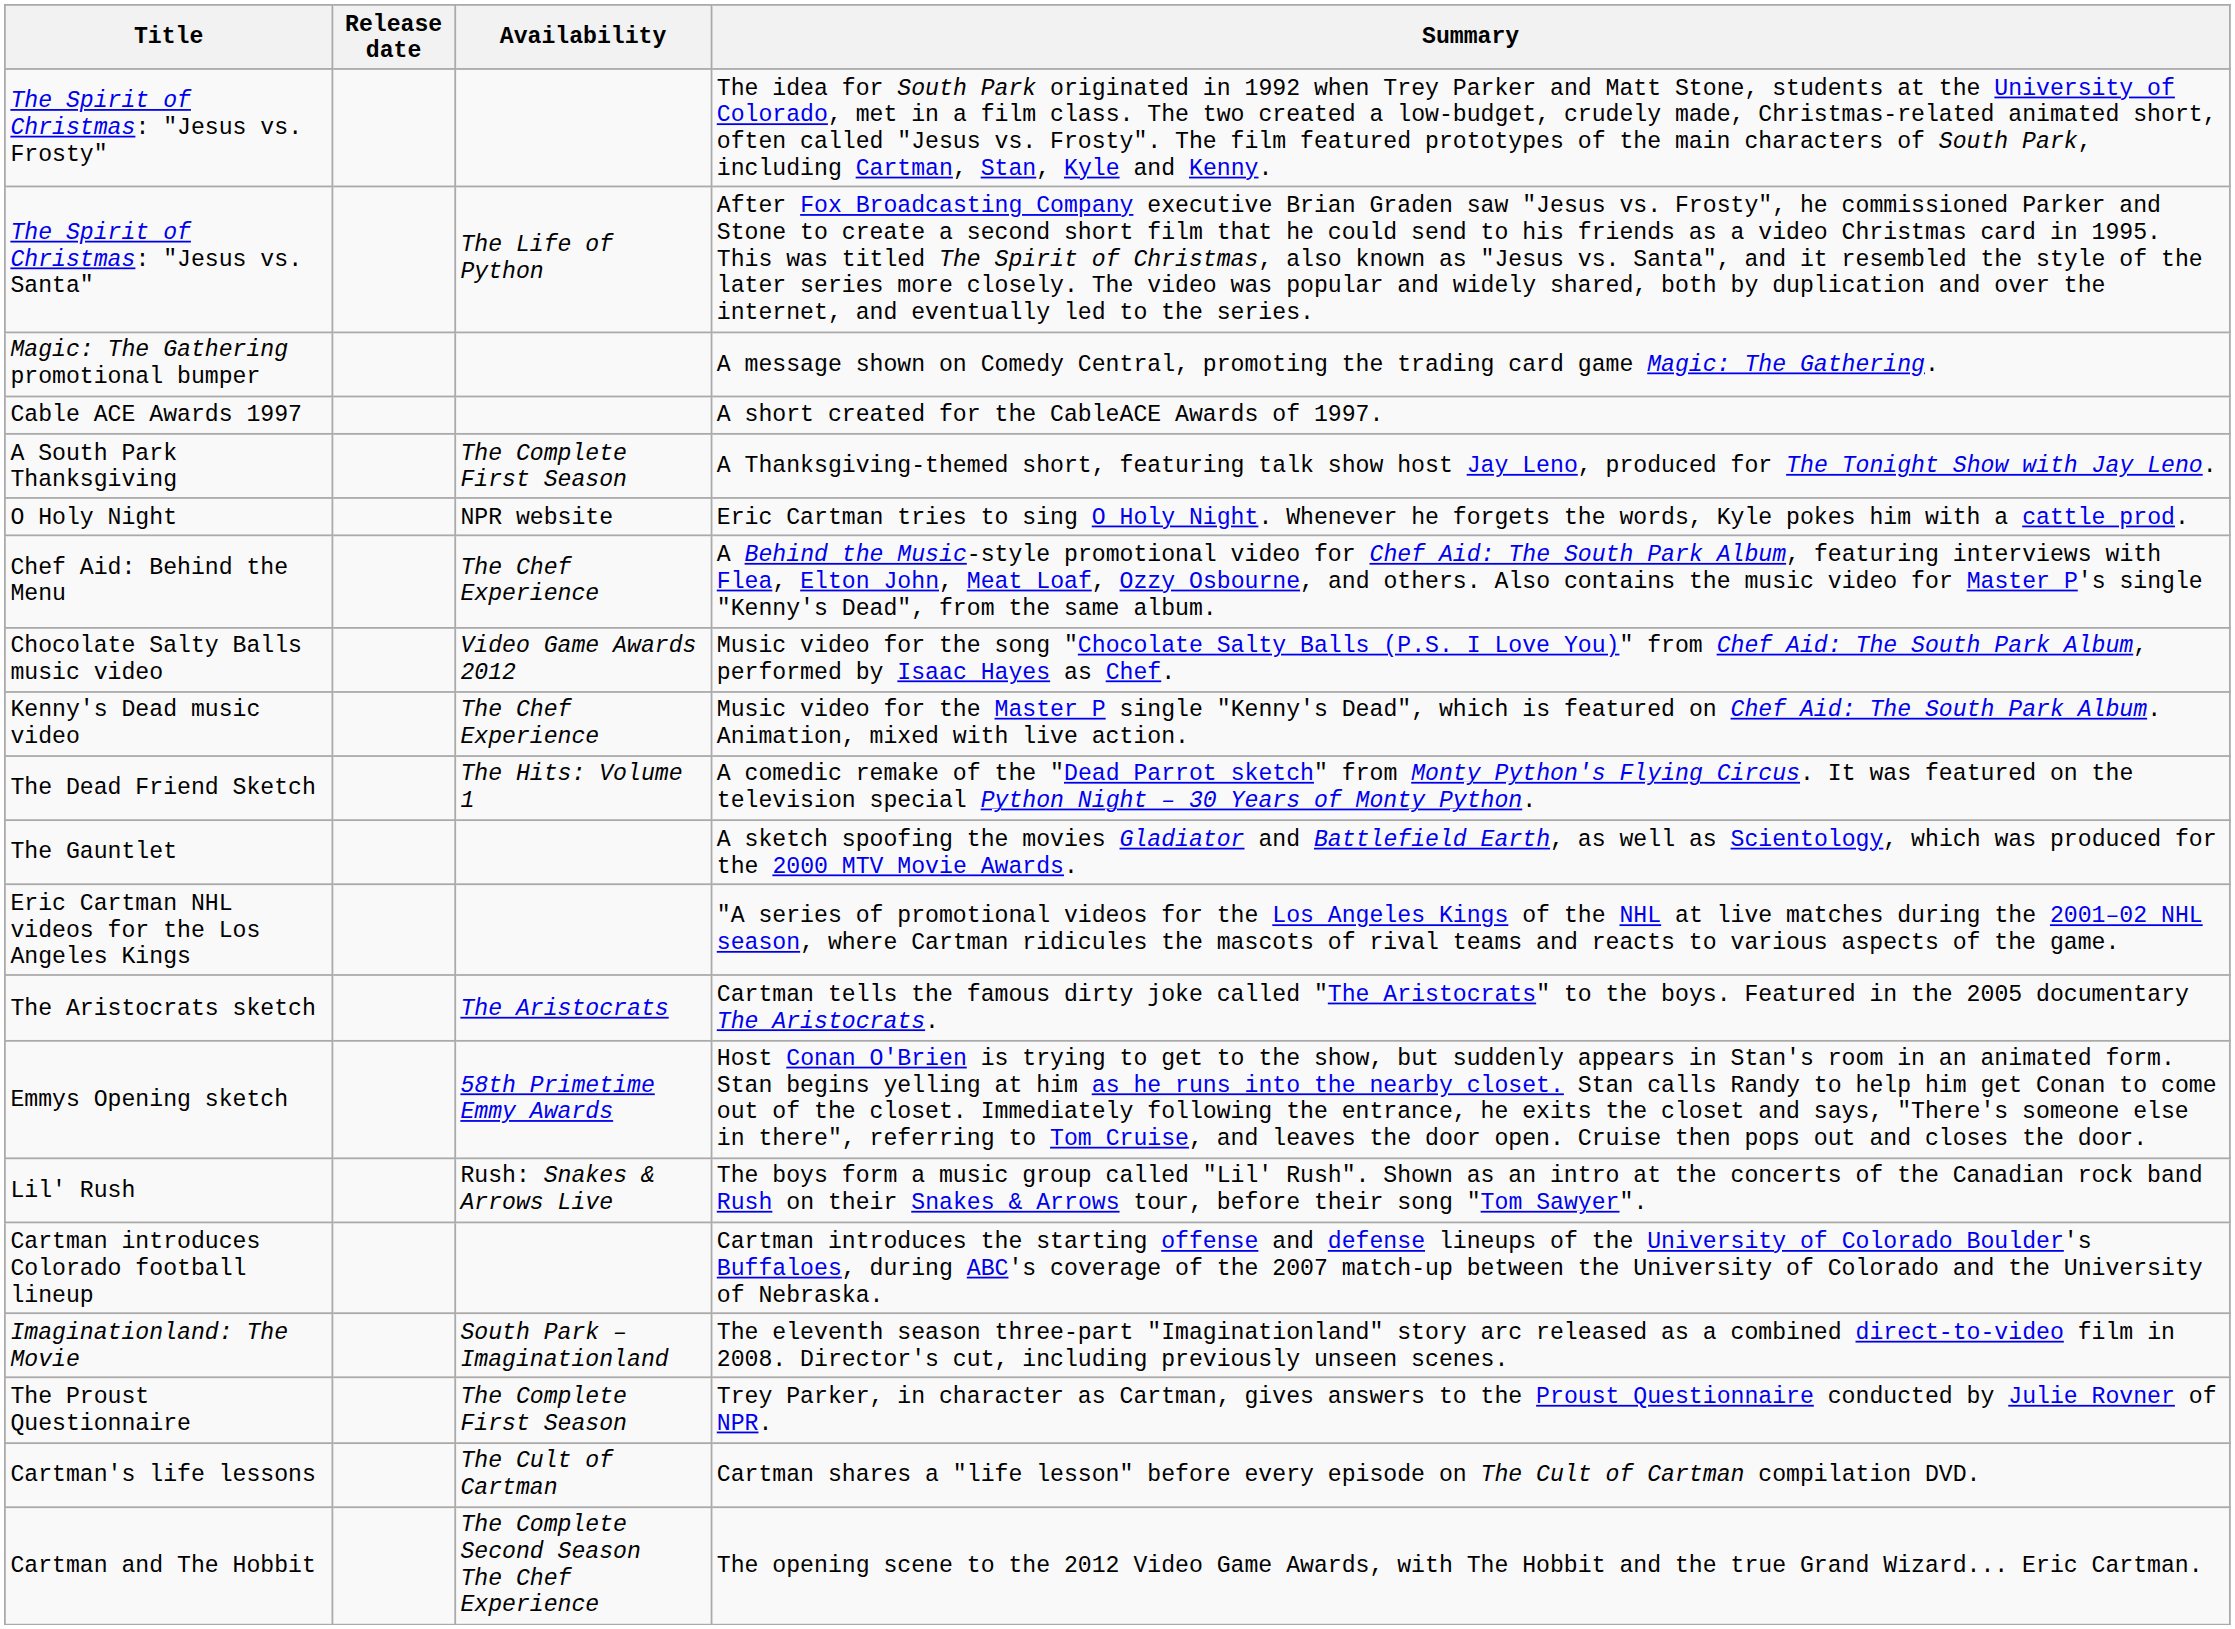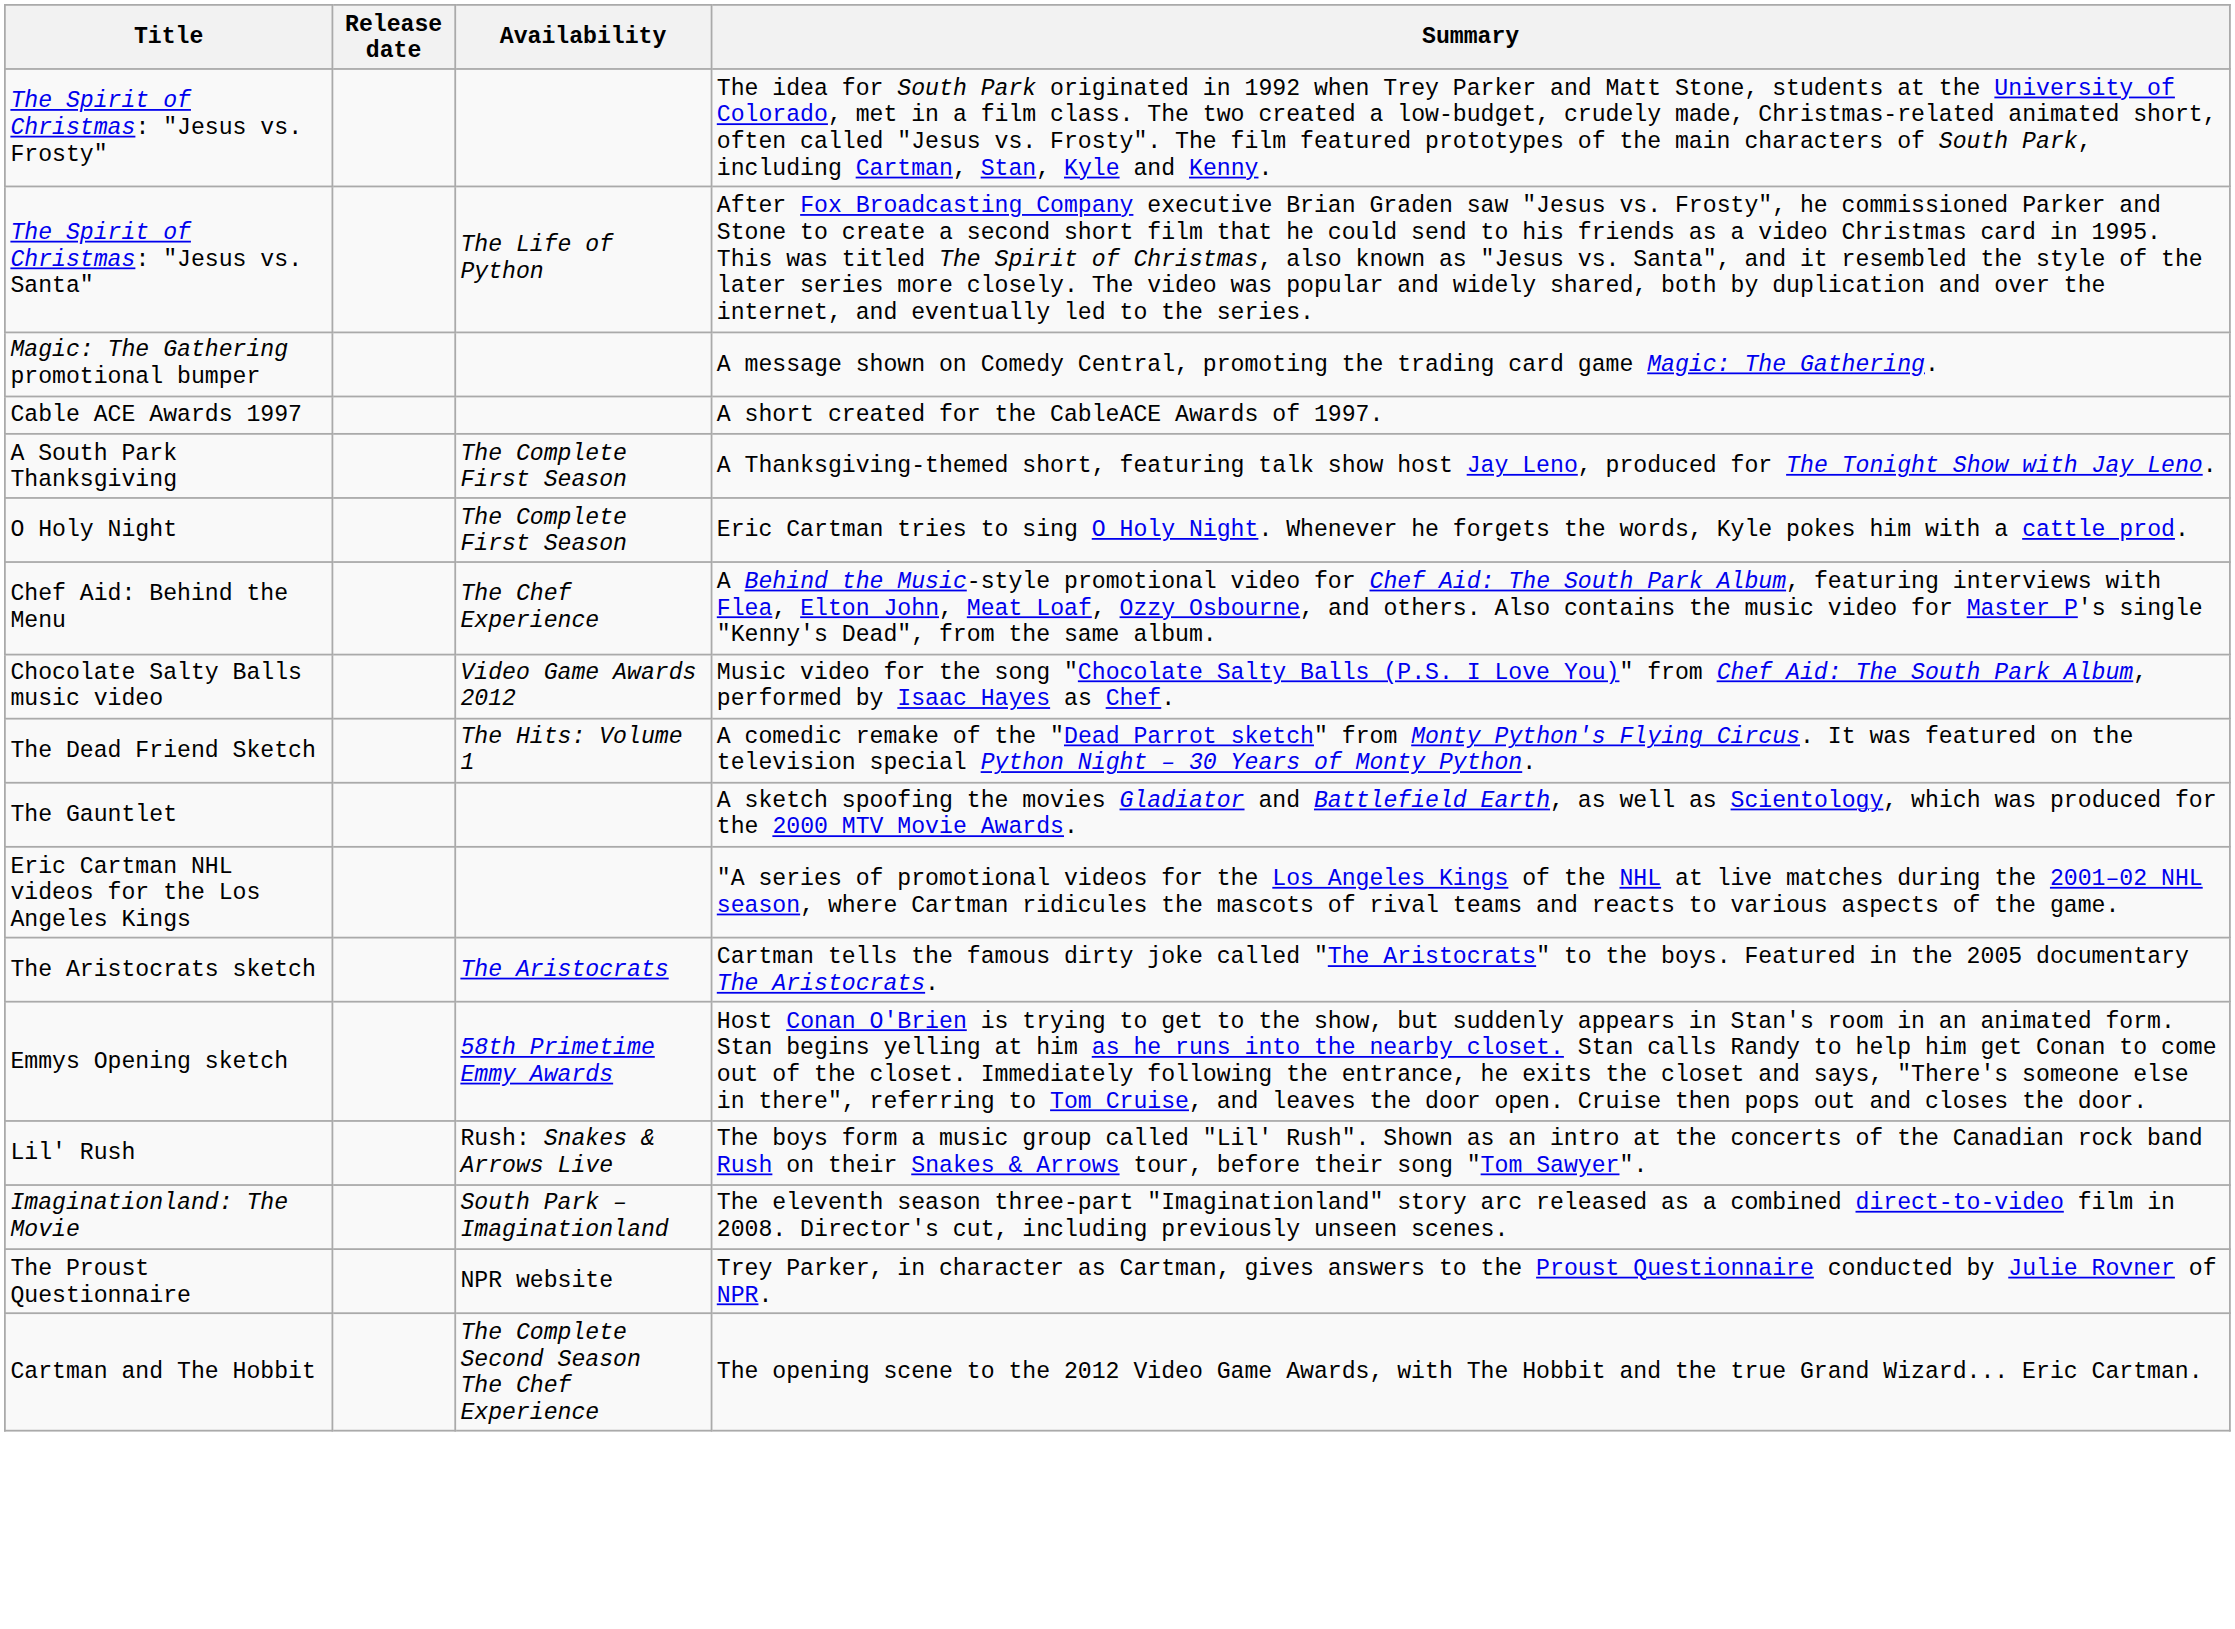(537, 517) NPR website -> (544, 530) The Complete First Season
- row: (135, 724)
- row: (135, 1268)
(544, 1410) The Complete First Season -> (537, 1281) NPR website
- row: (163, 1475)
